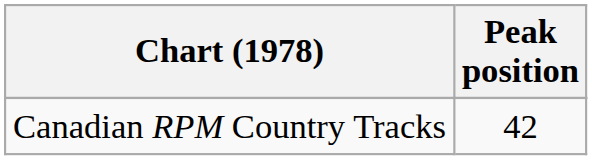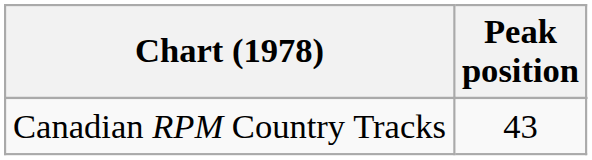(520, 125) 42 -> (520, 125) 43
